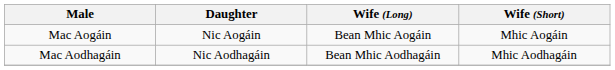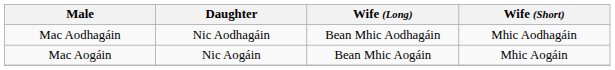rows swapped: (80, 55) <-> (80, 34)
